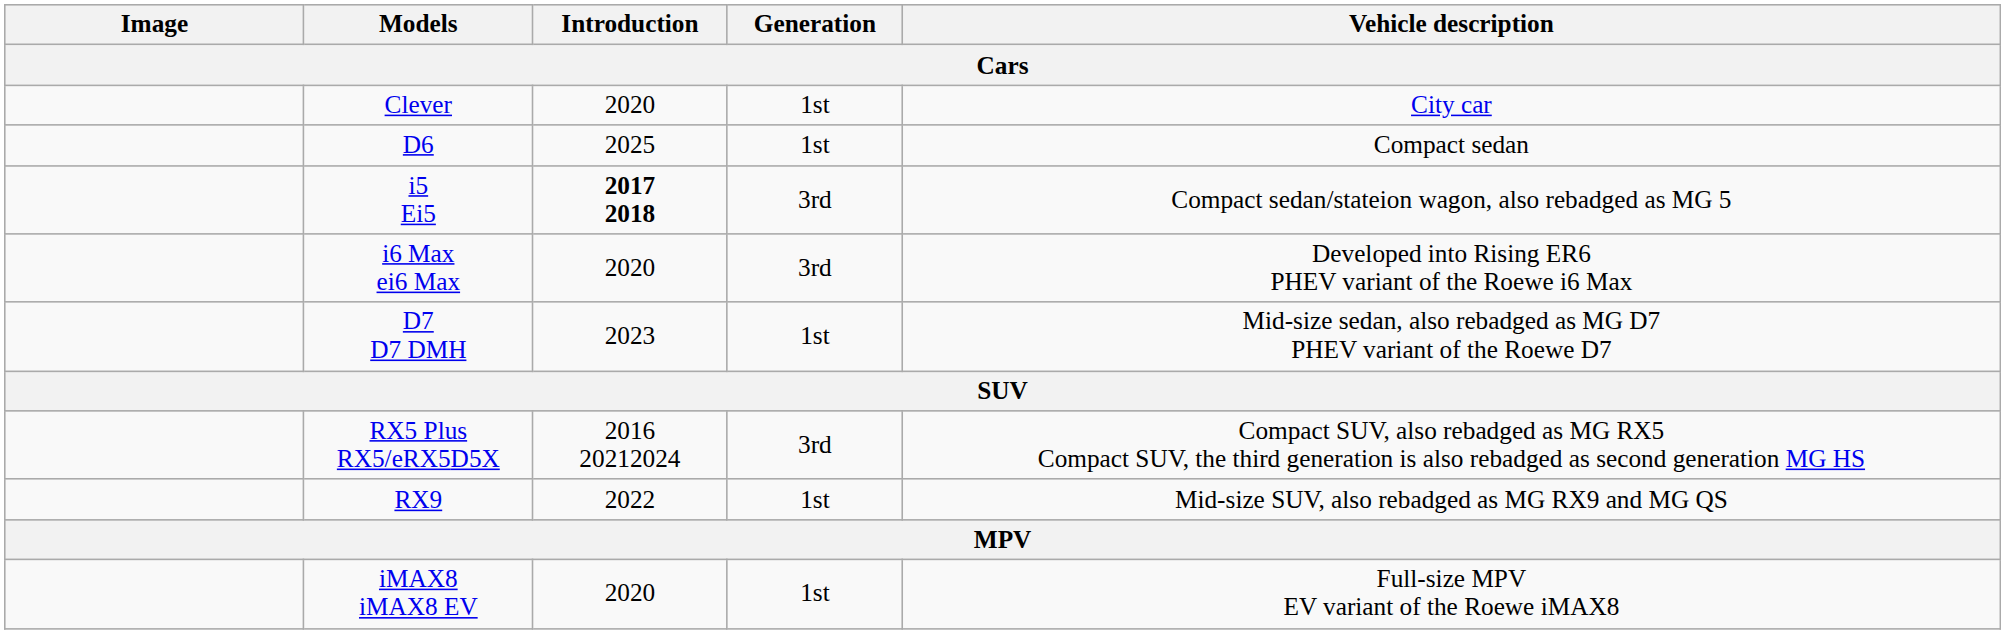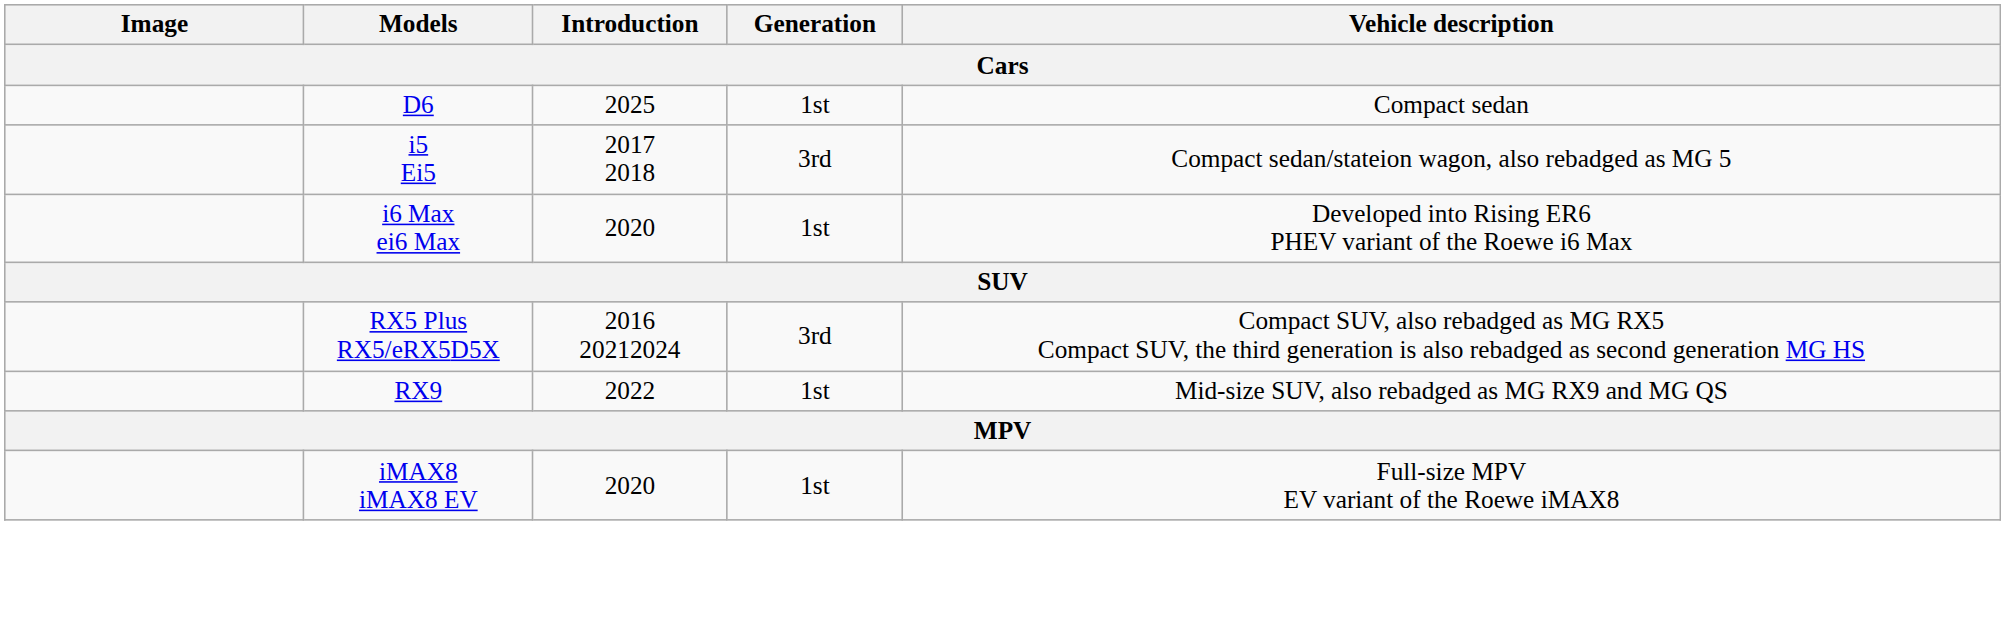- row: (418, 104)
(630, 199) bold -> (630, 159) normal
(815, 267) 3rd -> (815, 227) 1st
- row: (418, 336)
